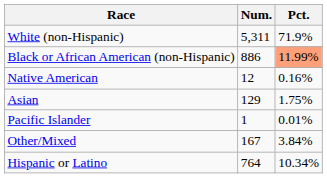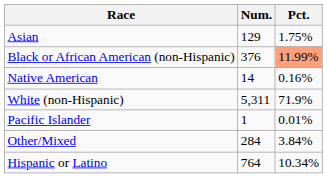rows swapped: (66, 36) <-> (23, 99)
(251, 57) 886 -> (251, 57) 376
(247, 78) 12 -> (247, 78) 14
(251, 141) 167 -> (251, 141) 284
